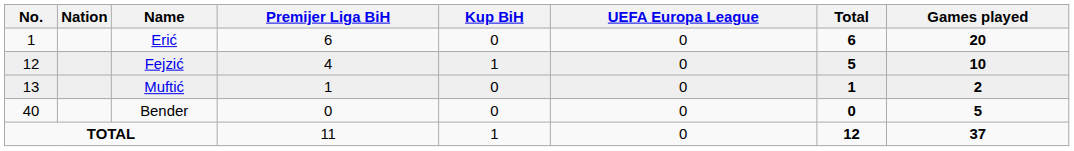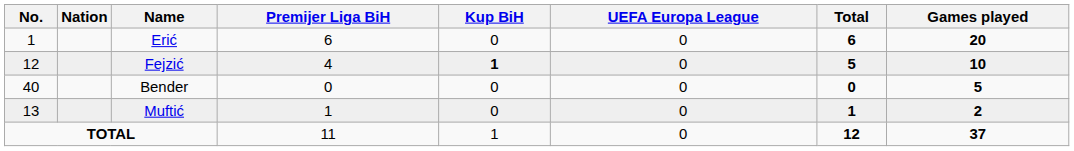(494, 64) normal -> (494, 64) bold
rows swapped: (164, 111) <-> (164, 87)
